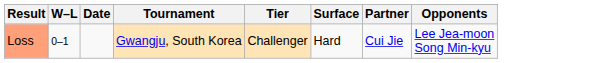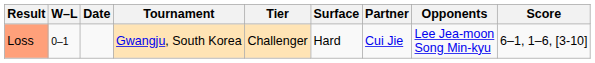+ column: (544, 14)
